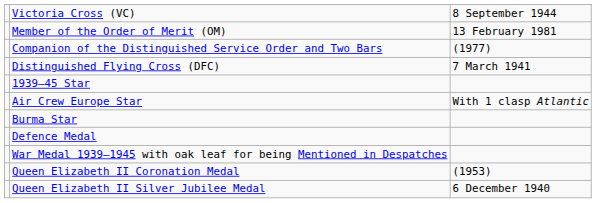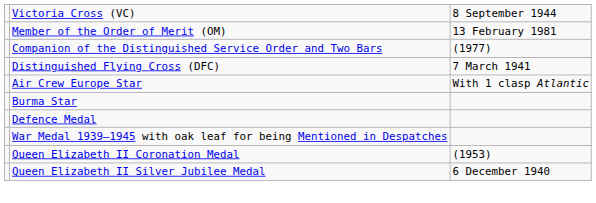- row: (51, 84)
